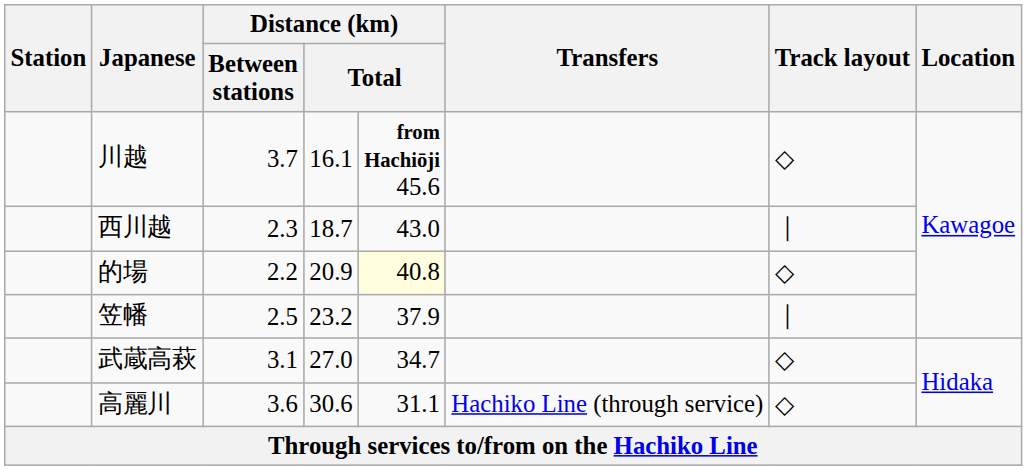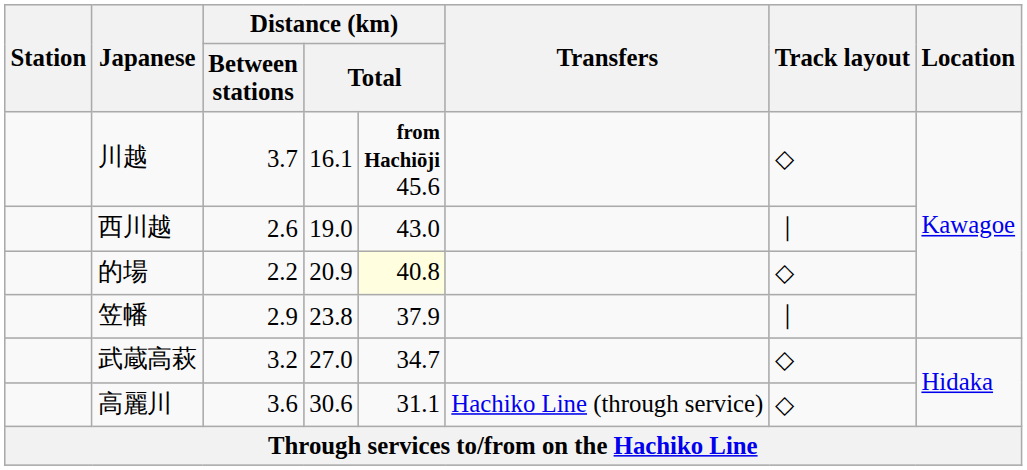(282, 228) 2.3 -> (282, 228) 2.6
(331, 228) 18.7 -> (331, 228) 19.0
(282, 316) 2.5 -> (282, 316) 2.9
(331, 316) 23.2 -> (331, 316) 23.8
(282, 360) 3.1 -> (282, 360) 3.2
